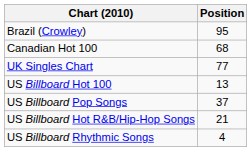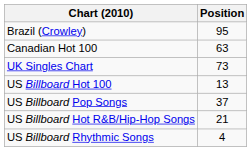(222, 48) 68 -> (222, 48) 63
(222, 66) 77 -> (222, 66) 73
